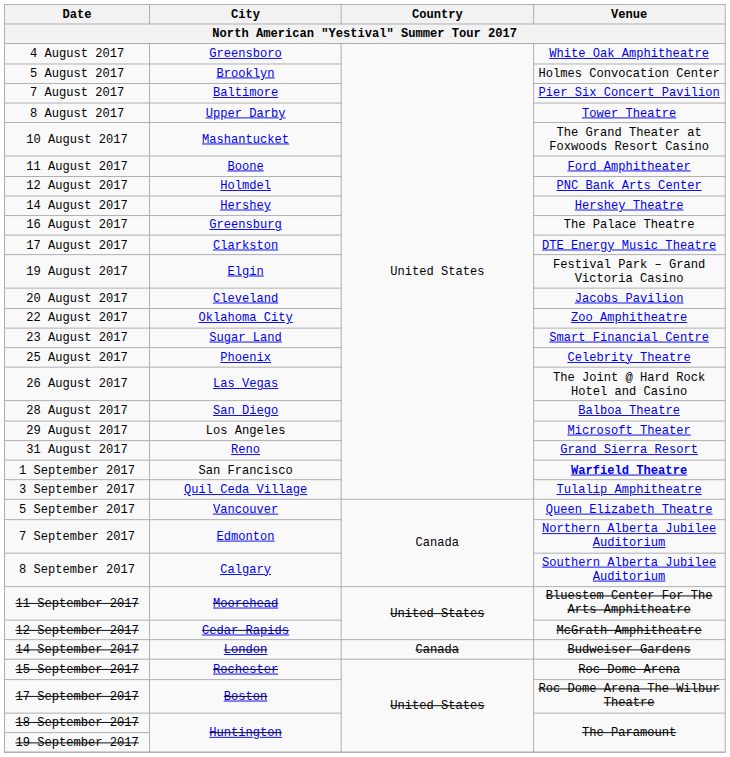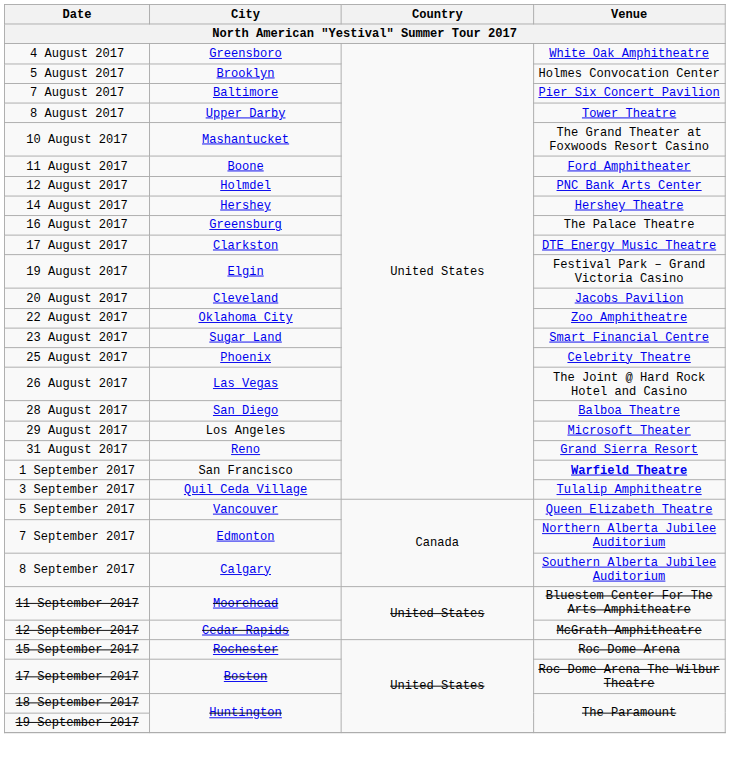- row: (77, 650)
